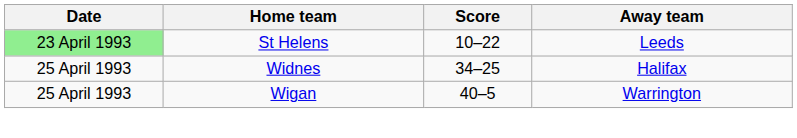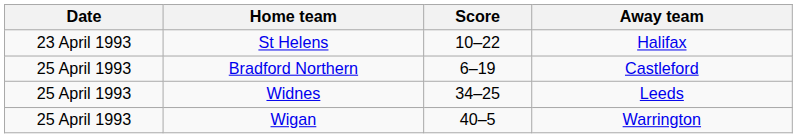(84, 42) lightgreen background -> (84, 42) no background
(662, 42) Leeds -> (662, 42) Halifax
+ row: (293, 68)
(662, 68) Halifax -> (662, 94) Leeds
